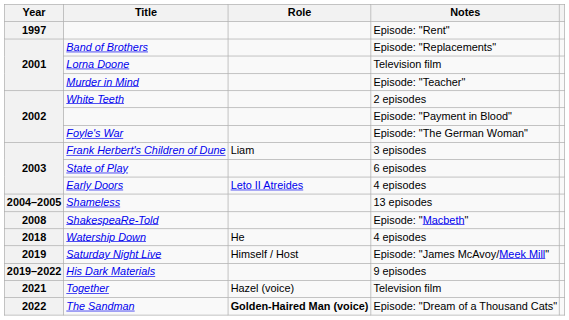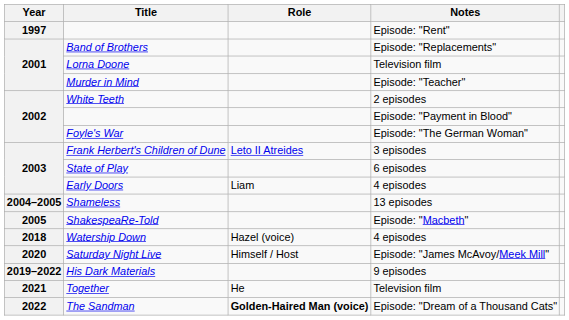(242, 151) Liam -> (267, 151) Leto II Atreides
(267, 185) Leto II Atreides -> (242, 185) Liam
(34, 220) 2008 -> (34, 220) 2005
(238, 237) He -> (262, 237) Hazel (voice)
(34, 254) 2019 -> (34, 254) 2020
(262, 289) Hazel (voice) -> (238, 289) He
